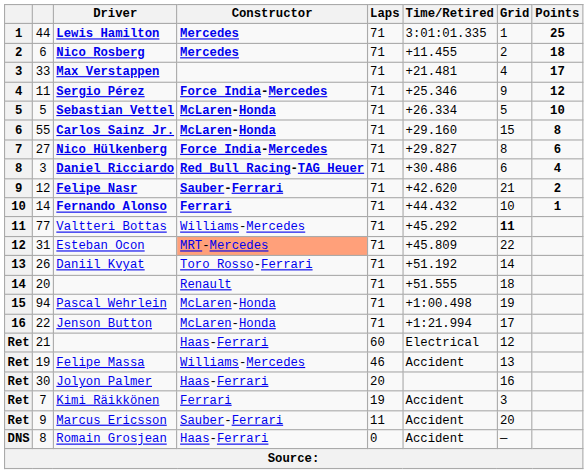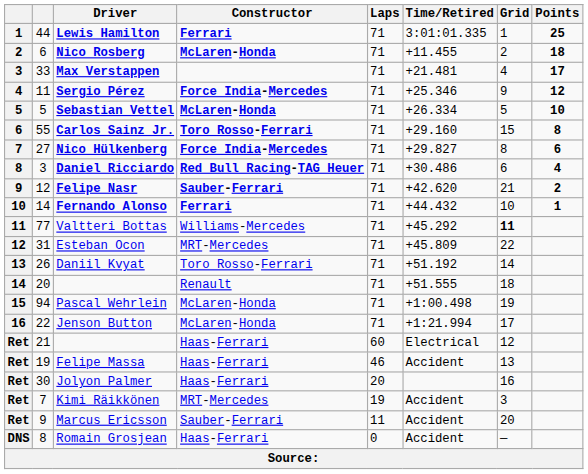(210, 34) Mercedes -> (206, 34) Ferrari
(210, 53) Mercedes -> (228, 53) McLaren-Honda
(228, 130) McLaren-Honda -> (246, 130) Toro Rosso-Ferrari
(224, 246) lightsalmon background -> (224, 246) no background
(243, 362) Williams-Mercedes -> (224, 362) Haas-Ferrari
(206, 401) Ferrari -> (224, 401) MRT-Mercedes
